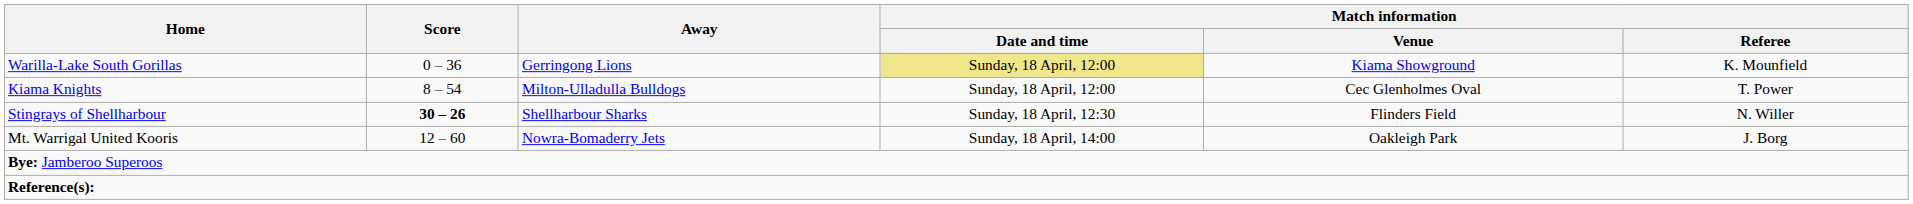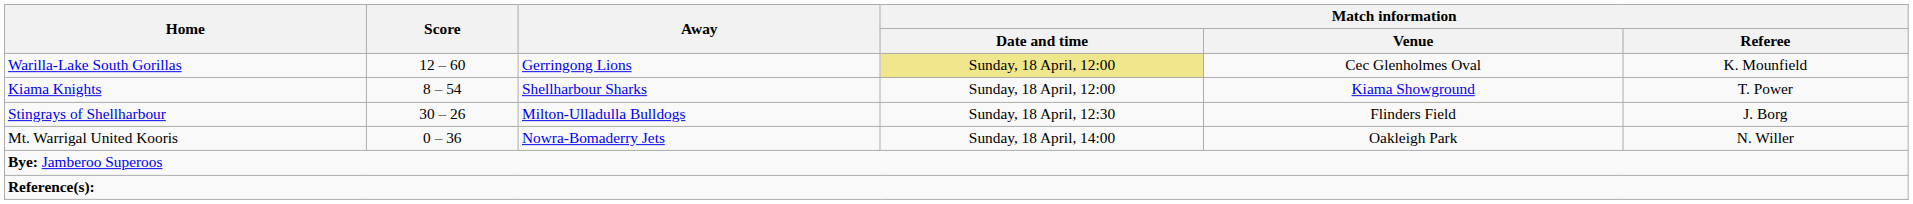(442, 65) 0 – 36 -> (442, 65) 12 – 60
(1413, 65) Kiama Showground -> (1413, 65) Cec Glenholmes Oval
(604, 89) Milton-Ulladulla Bulldogs -> (584, 89) Shellharbour Sharks
(1413, 89) Cec Glenholmes Oval -> (1413, 89) Kiama Showground
(442, 114) bold -> (442, 114) normal
(584, 114) Shellharbour Sharks -> (604, 114) Milton-Ulladulla Bulldogs
(1765, 114) N. Willer -> (1765, 114) J. Borg
(442, 138) 12 – 60 -> (442, 138) 0 – 36
(1765, 138) J. Borg -> (1765, 138) N. Willer
